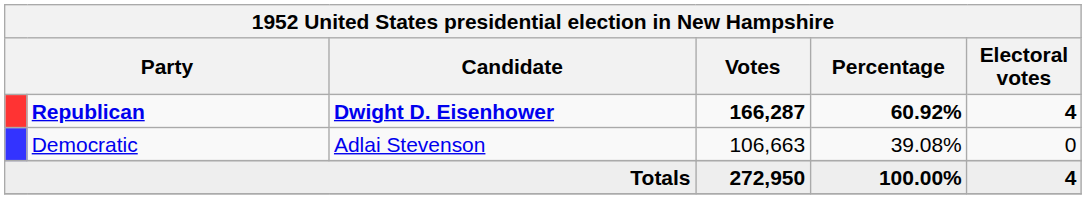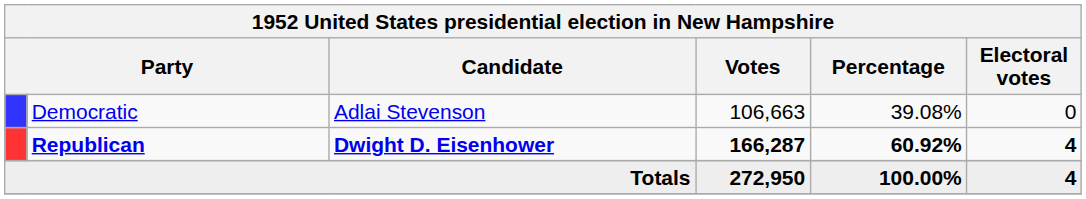rows swapped: (88, 111) <-> (85, 145)
